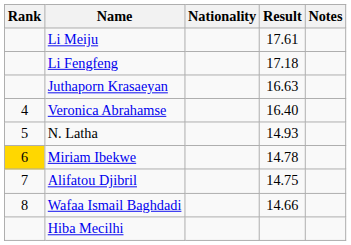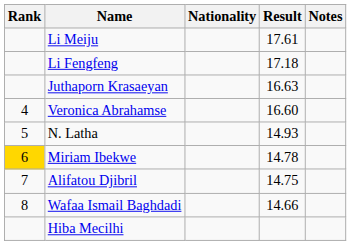(282, 110) 16.40 -> (282, 110) 16.60
